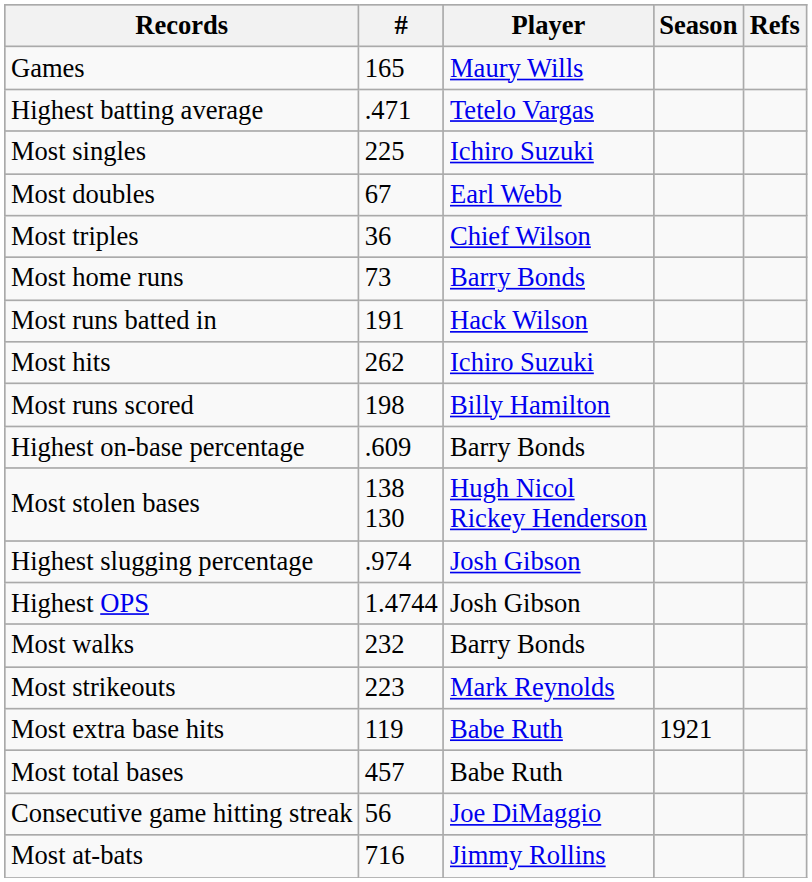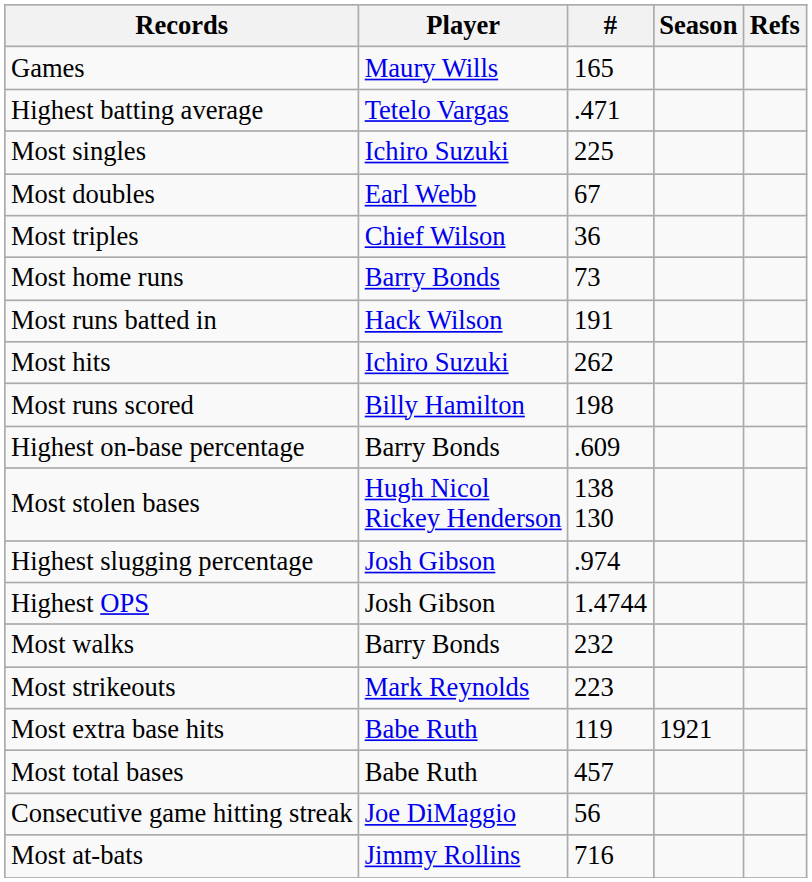columns swapped: (548, 25) <-> (401, 25)
